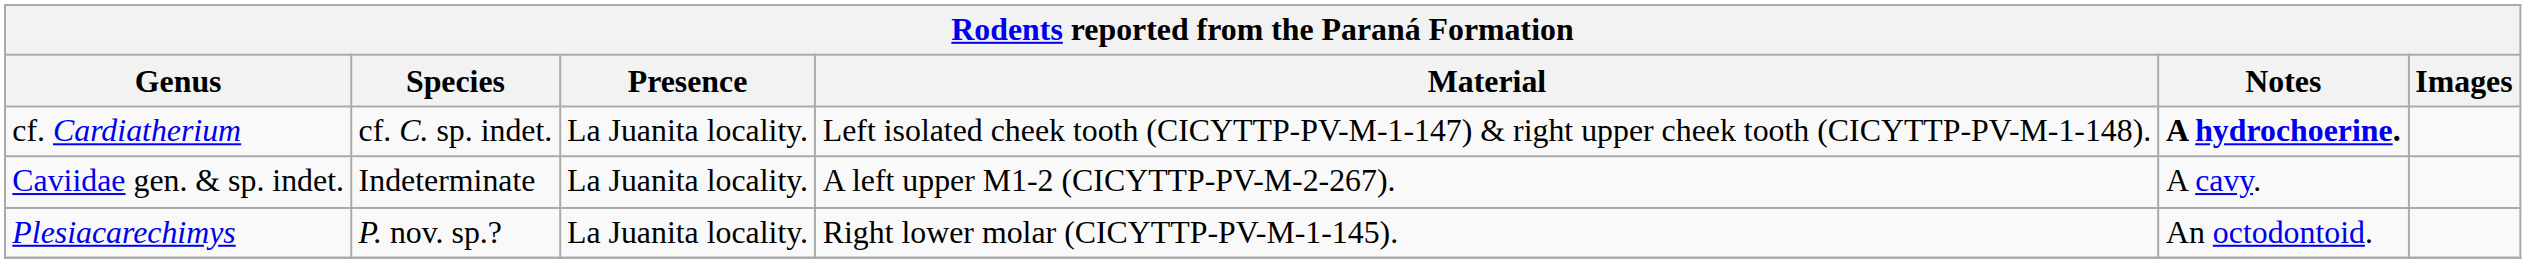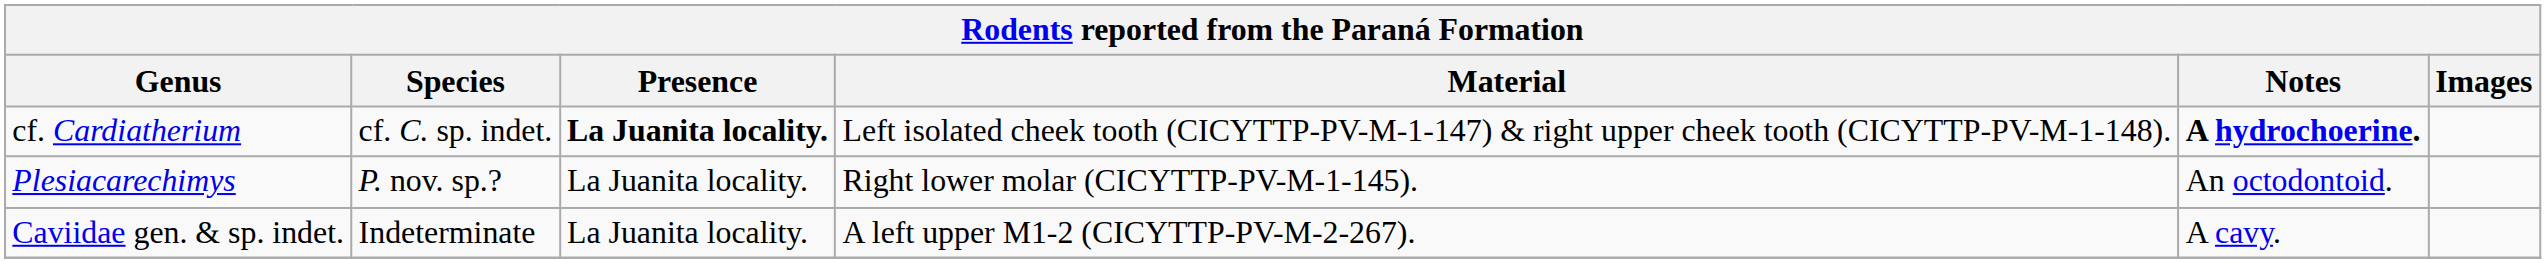(688, 130) normal -> (697, 130) bold
rows swapped: (178, 181) <-> (124, 231)
